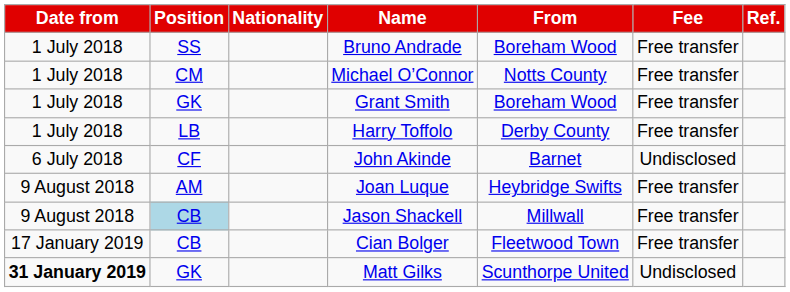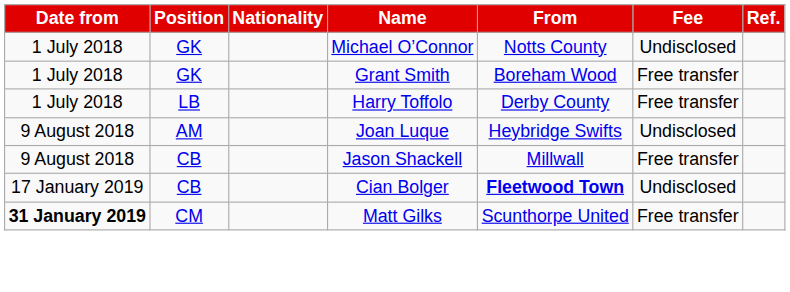- row: (402, 46)
(189, 74) CM -> (189, 46) GK
(688, 74) Free transfer -> (688, 46) Undisclosed
- row: (402, 159)
(688, 187) Free transfer -> (688, 131) Undisclosed
(189, 215) lightblue background -> (189, 159) no background
(555, 243) normal -> (555, 187) bold
(688, 243) Free transfer -> (688, 187) Undisclosed
(189, 272) GK -> (189, 215) CM
(688, 272) Undisclosed -> (688, 215) Free transfer
